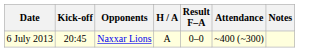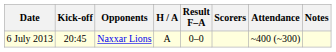+ column: (230, 17)
